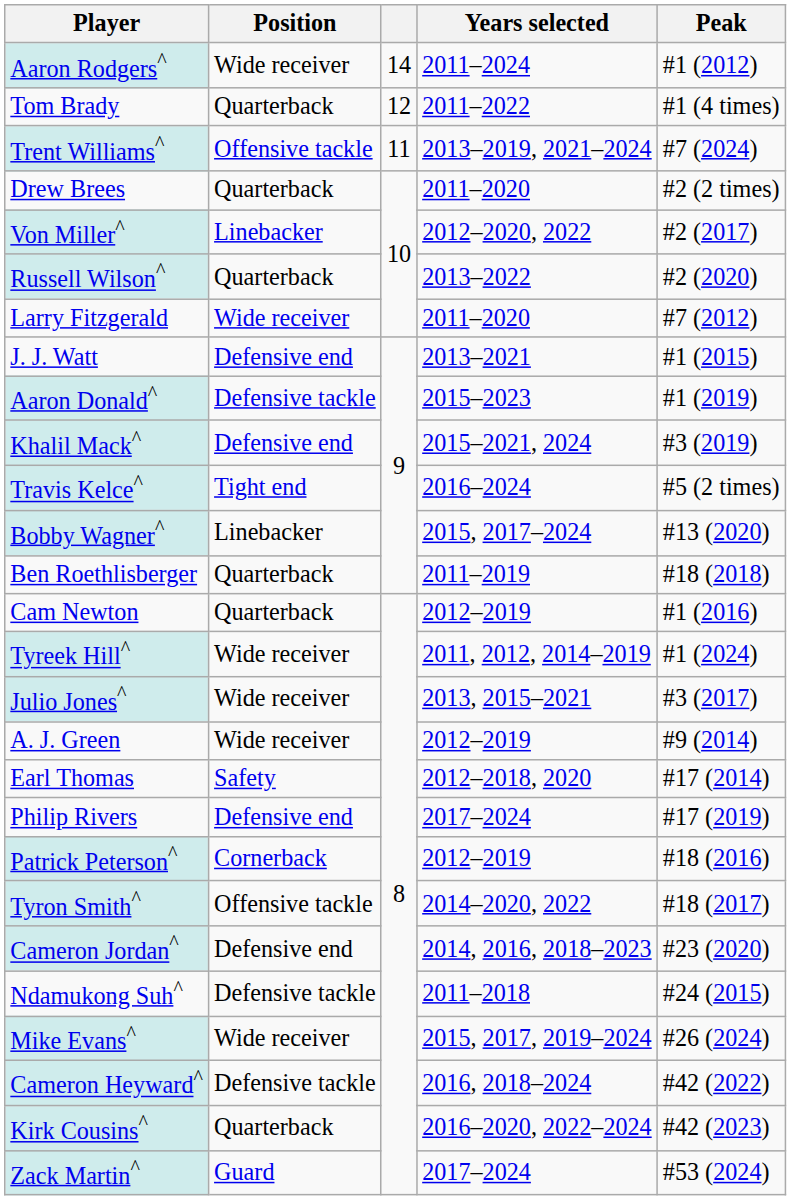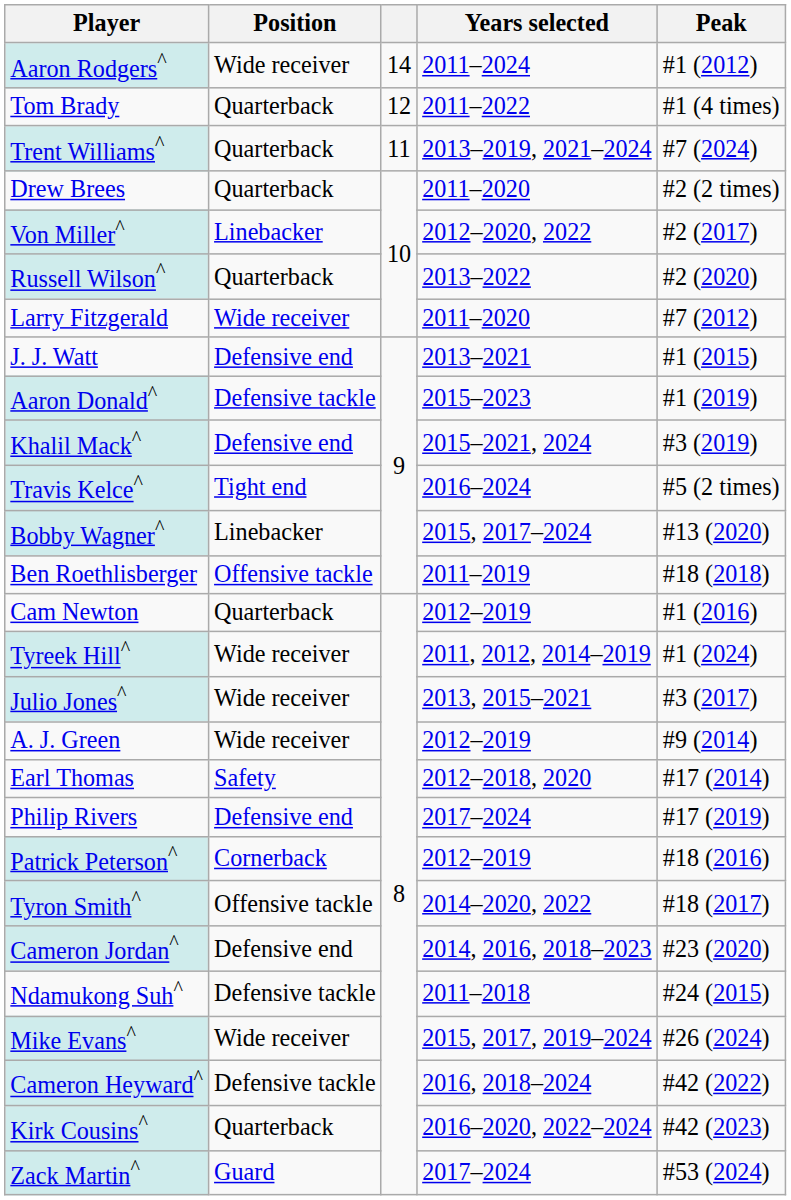(293, 148) Offensive tackle -> (274, 148) Quarterback
(274, 574) Quarterback -> (293, 574) Offensive tackle
